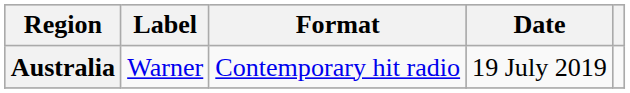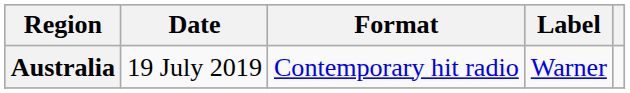columns swapped: (539, 25) <-> (165, 25)
